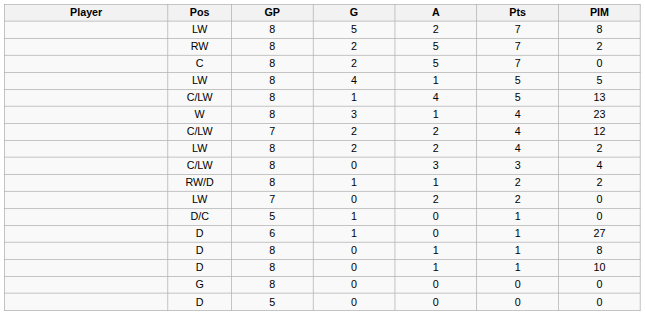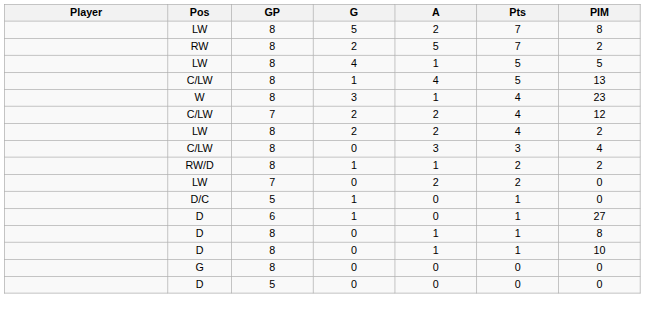- row: (200, 64)
